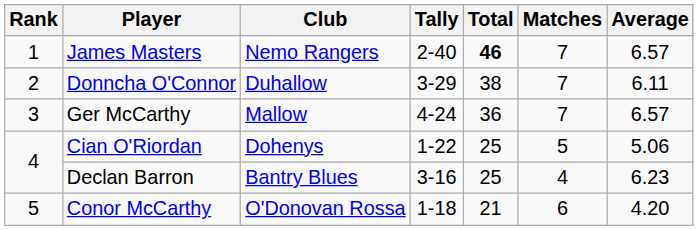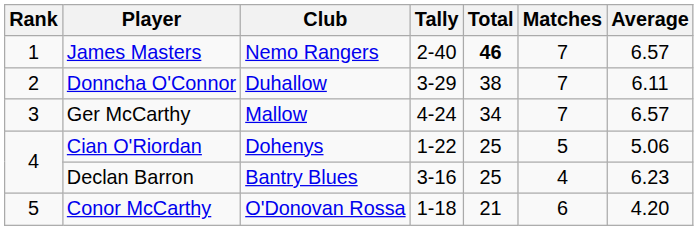(491, 114) 36 -> (491, 114) 34
